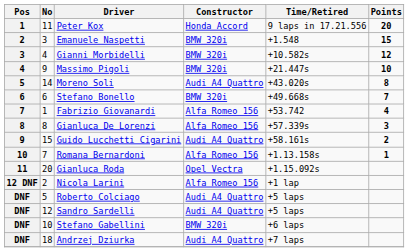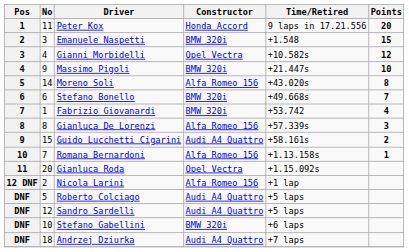(206, 55) BMW 320i -> (214, 55) Opel Vectra
(225, 83) Audi A4 Quattro -> (222, 83) Alfa Romeo 156
(222, 112) Alfa Romeo 156 -> (206, 112) BMW 320i
